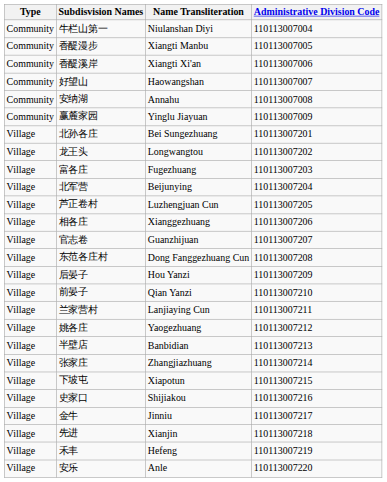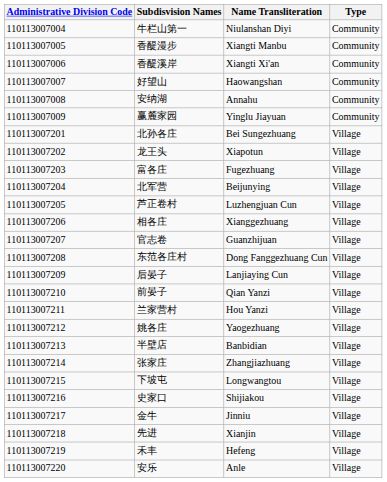columns swapped: (317, 12) <-> (30, 12)
(175, 152) Longwangtou -> (244, 152) Xiapotun
(169, 275) Hou Yanzi -> (257, 275) Lanjiaying Cun
(179, 310) Lanjiaying Cun -> (247, 310) Hou Yanzi
(166, 380) Xiapotun -> (254, 380) Longwangtou
